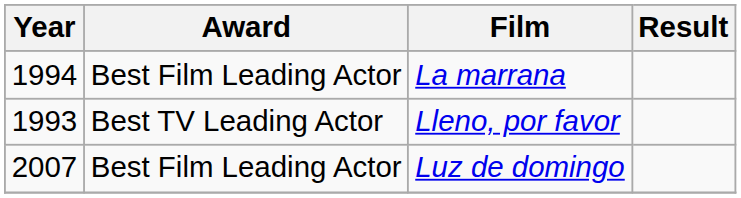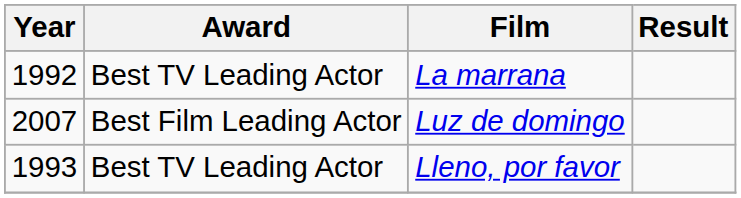(44, 74) 1994 -> (44, 74) 1992
(246, 74) Best Film Leading Actor -> (237, 74) Best TV Leading Actor
rows swapped: (518, 121) <-> (520, 167)
